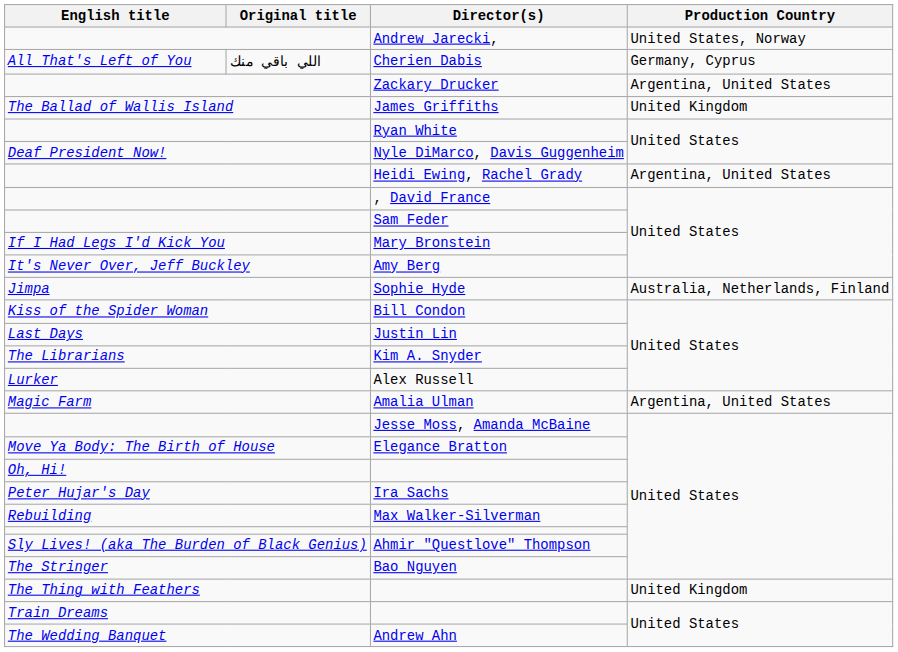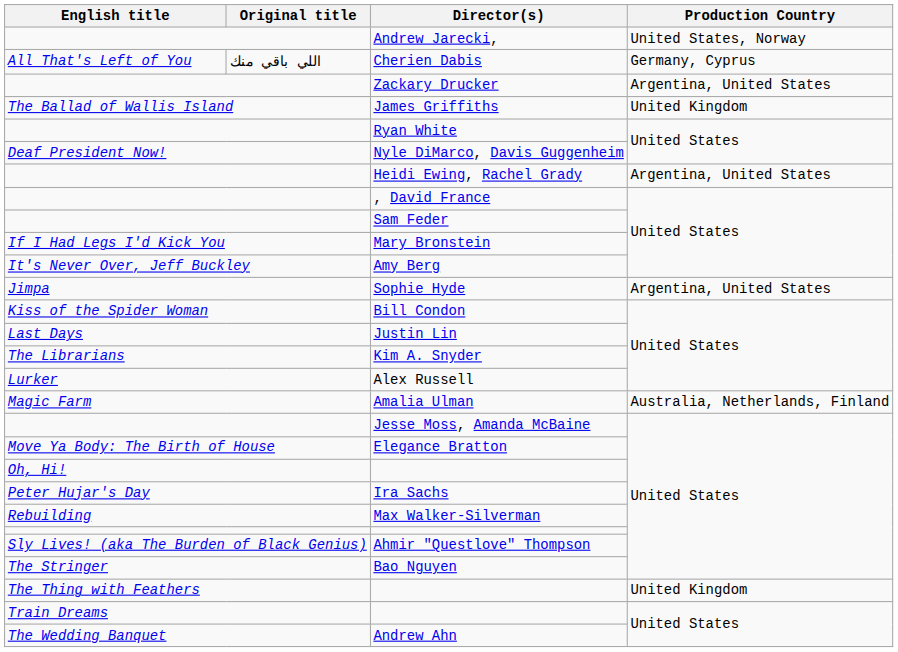(760, 289) Australia, Netherlands, Finland -> (731, 289) Argentina, United States
(731, 402) Argentina, United States -> (760, 402) Australia, Netherlands, Finland
